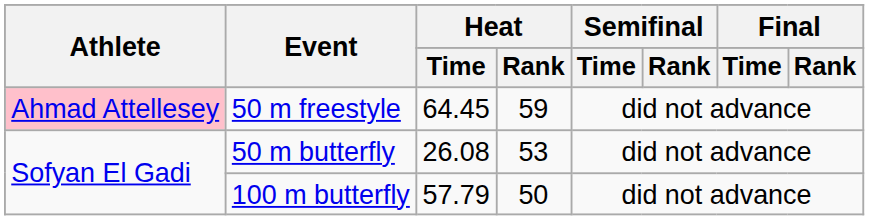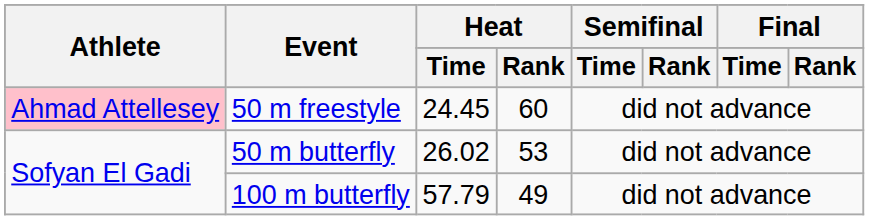(456, 109) 64.45 -> (456, 109) 24.45
(533, 109) 59 -> (533, 109) 60
(456, 152) 26.08 -> (456, 152) 26.02
(533, 194) 50 -> (533, 194) 49
